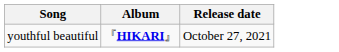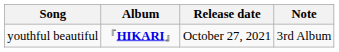+ column: (304, 14)
